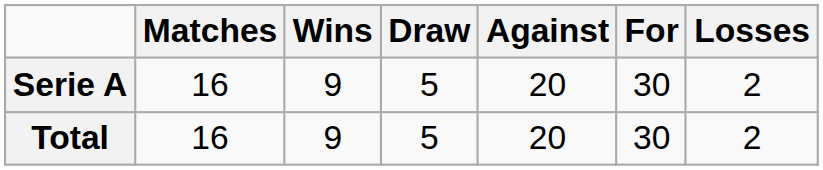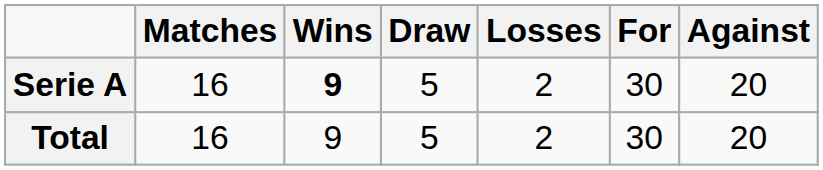columns swapped: (752, 31) <-> (547, 31)
(333, 84) normal -> (333, 84) bold
